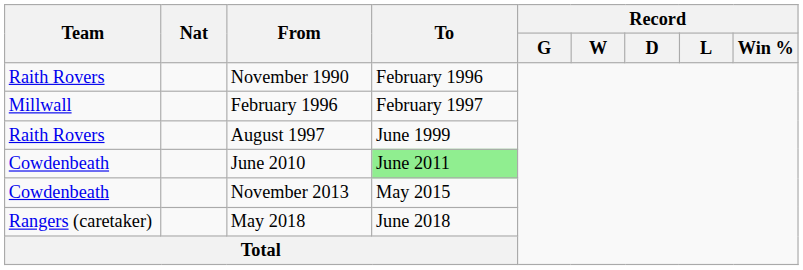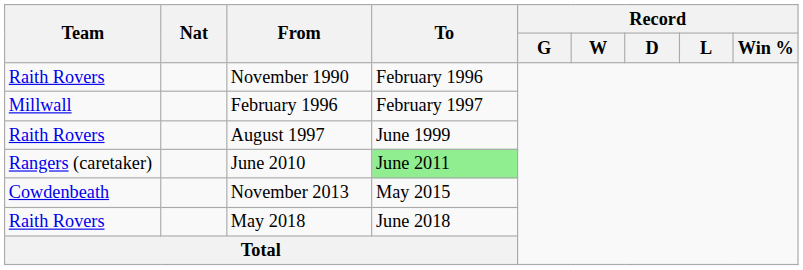(59, 163) Cowdenbeath -> (80, 163) Rangers (caretaker)
(80, 221) Rangers (caretaker) -> (57, 221) Raith Rovers
